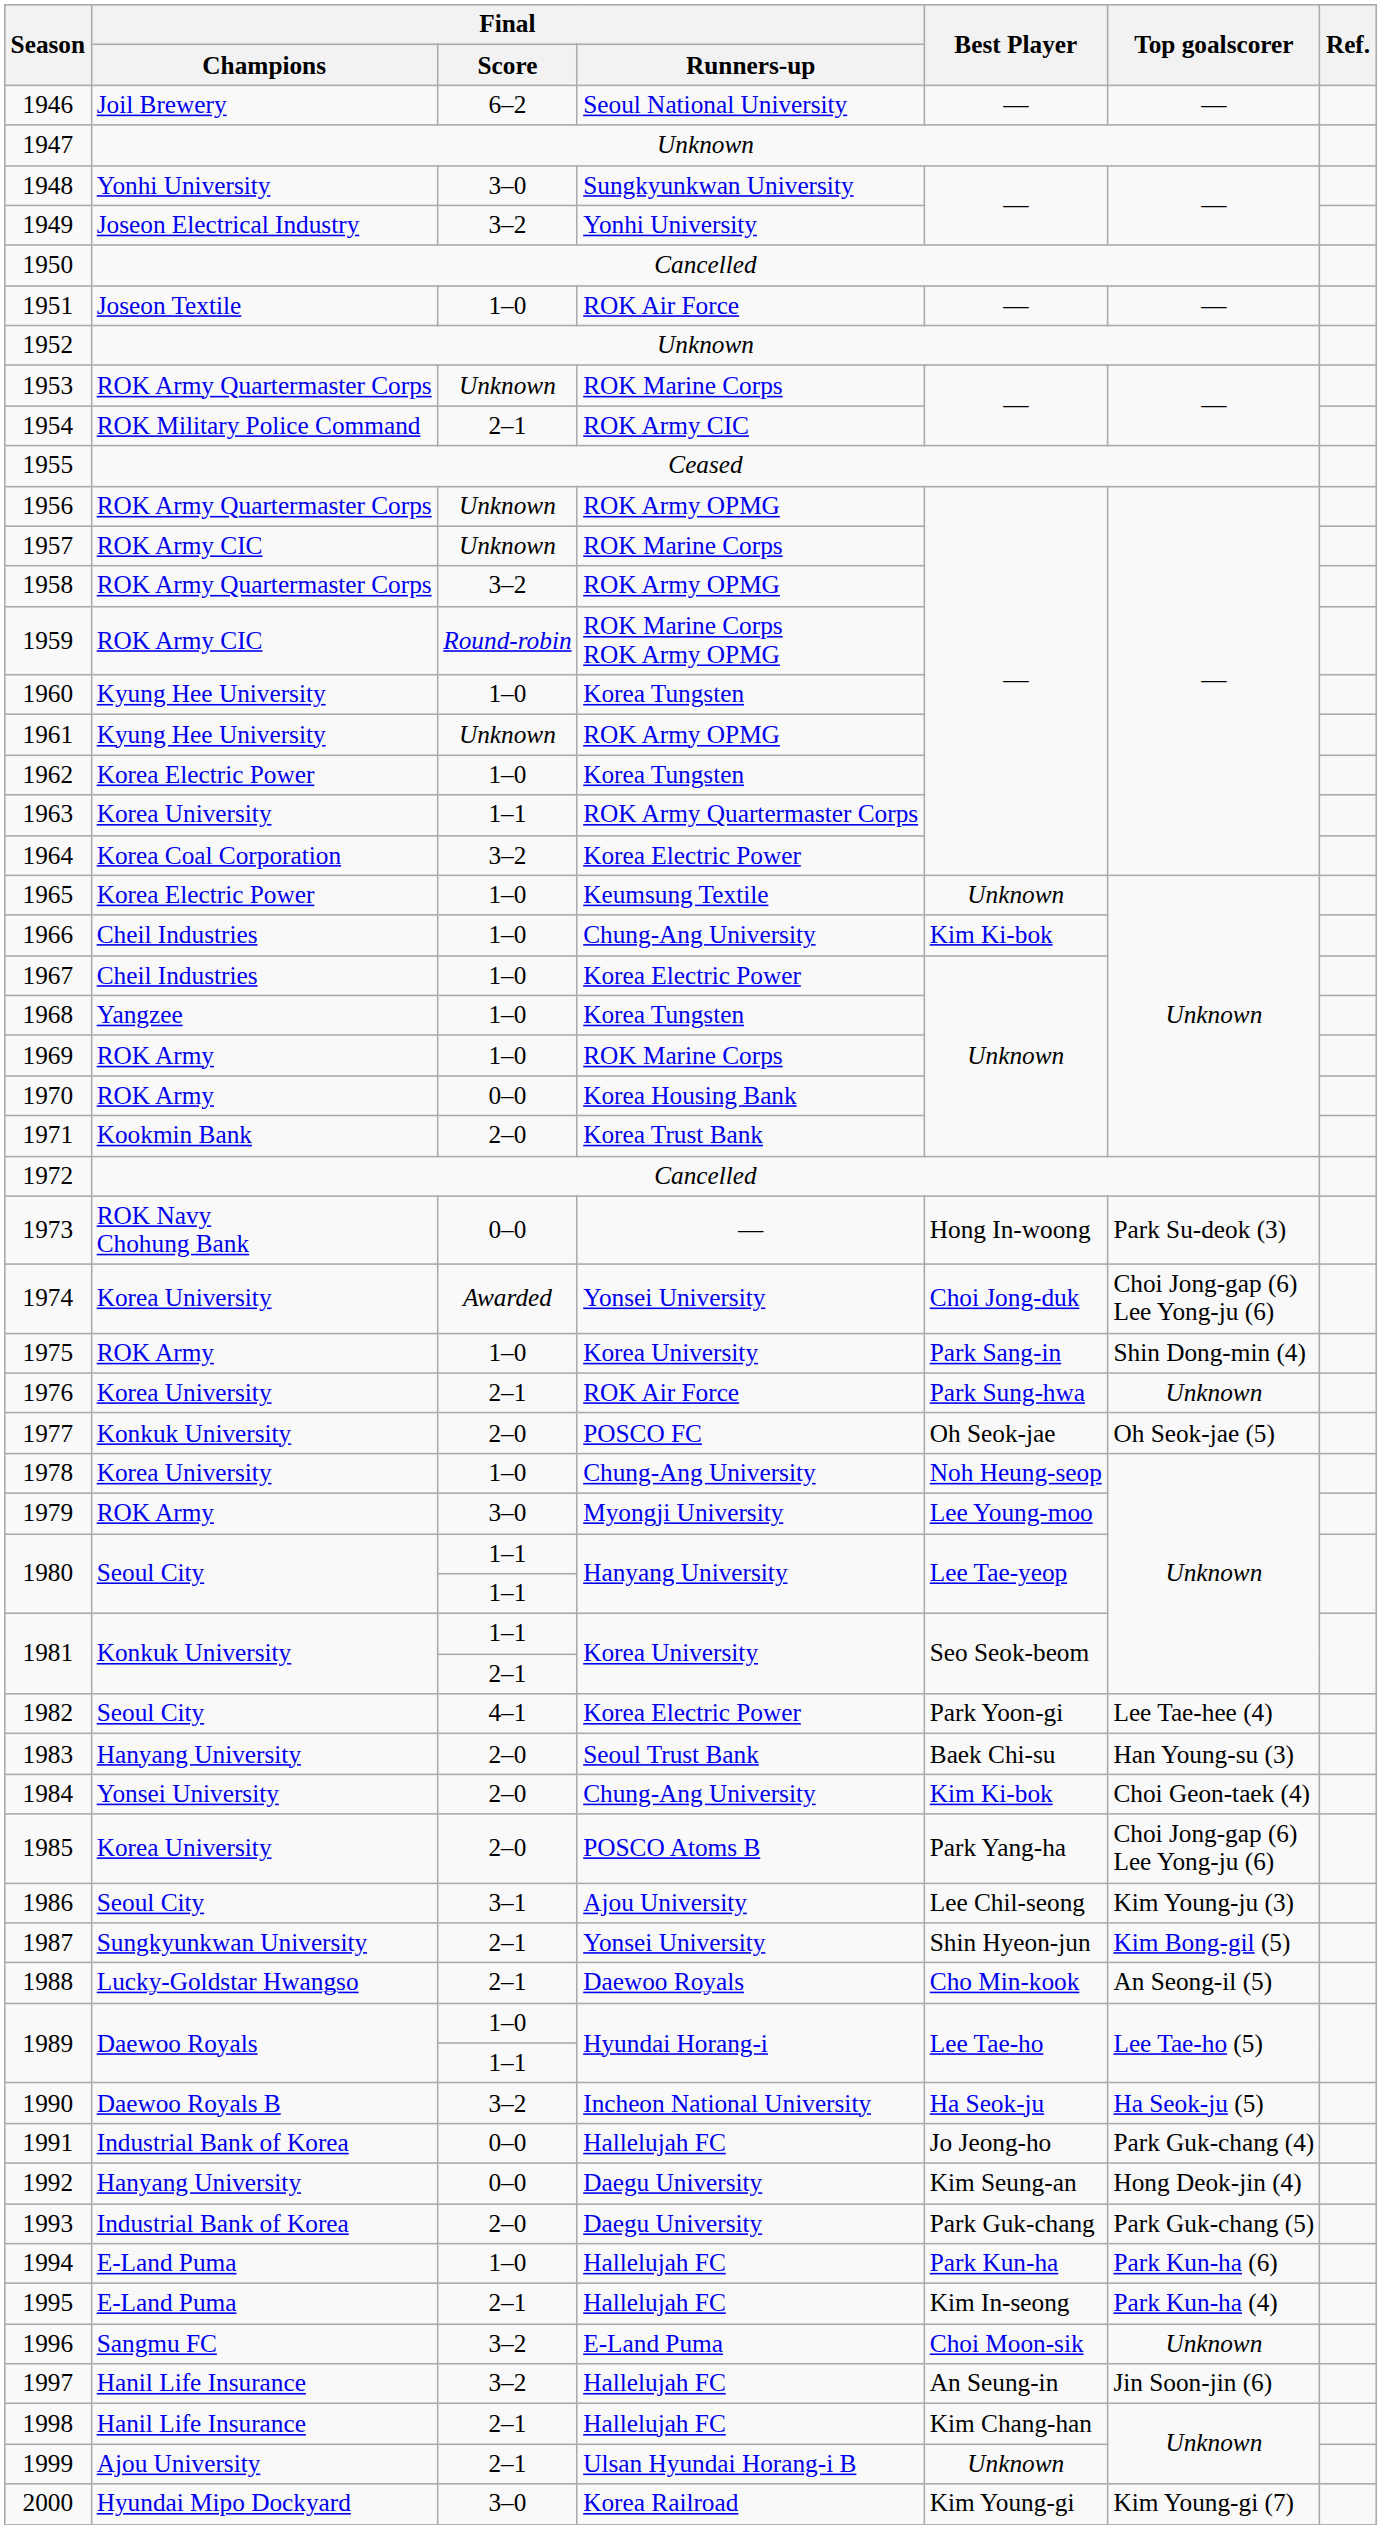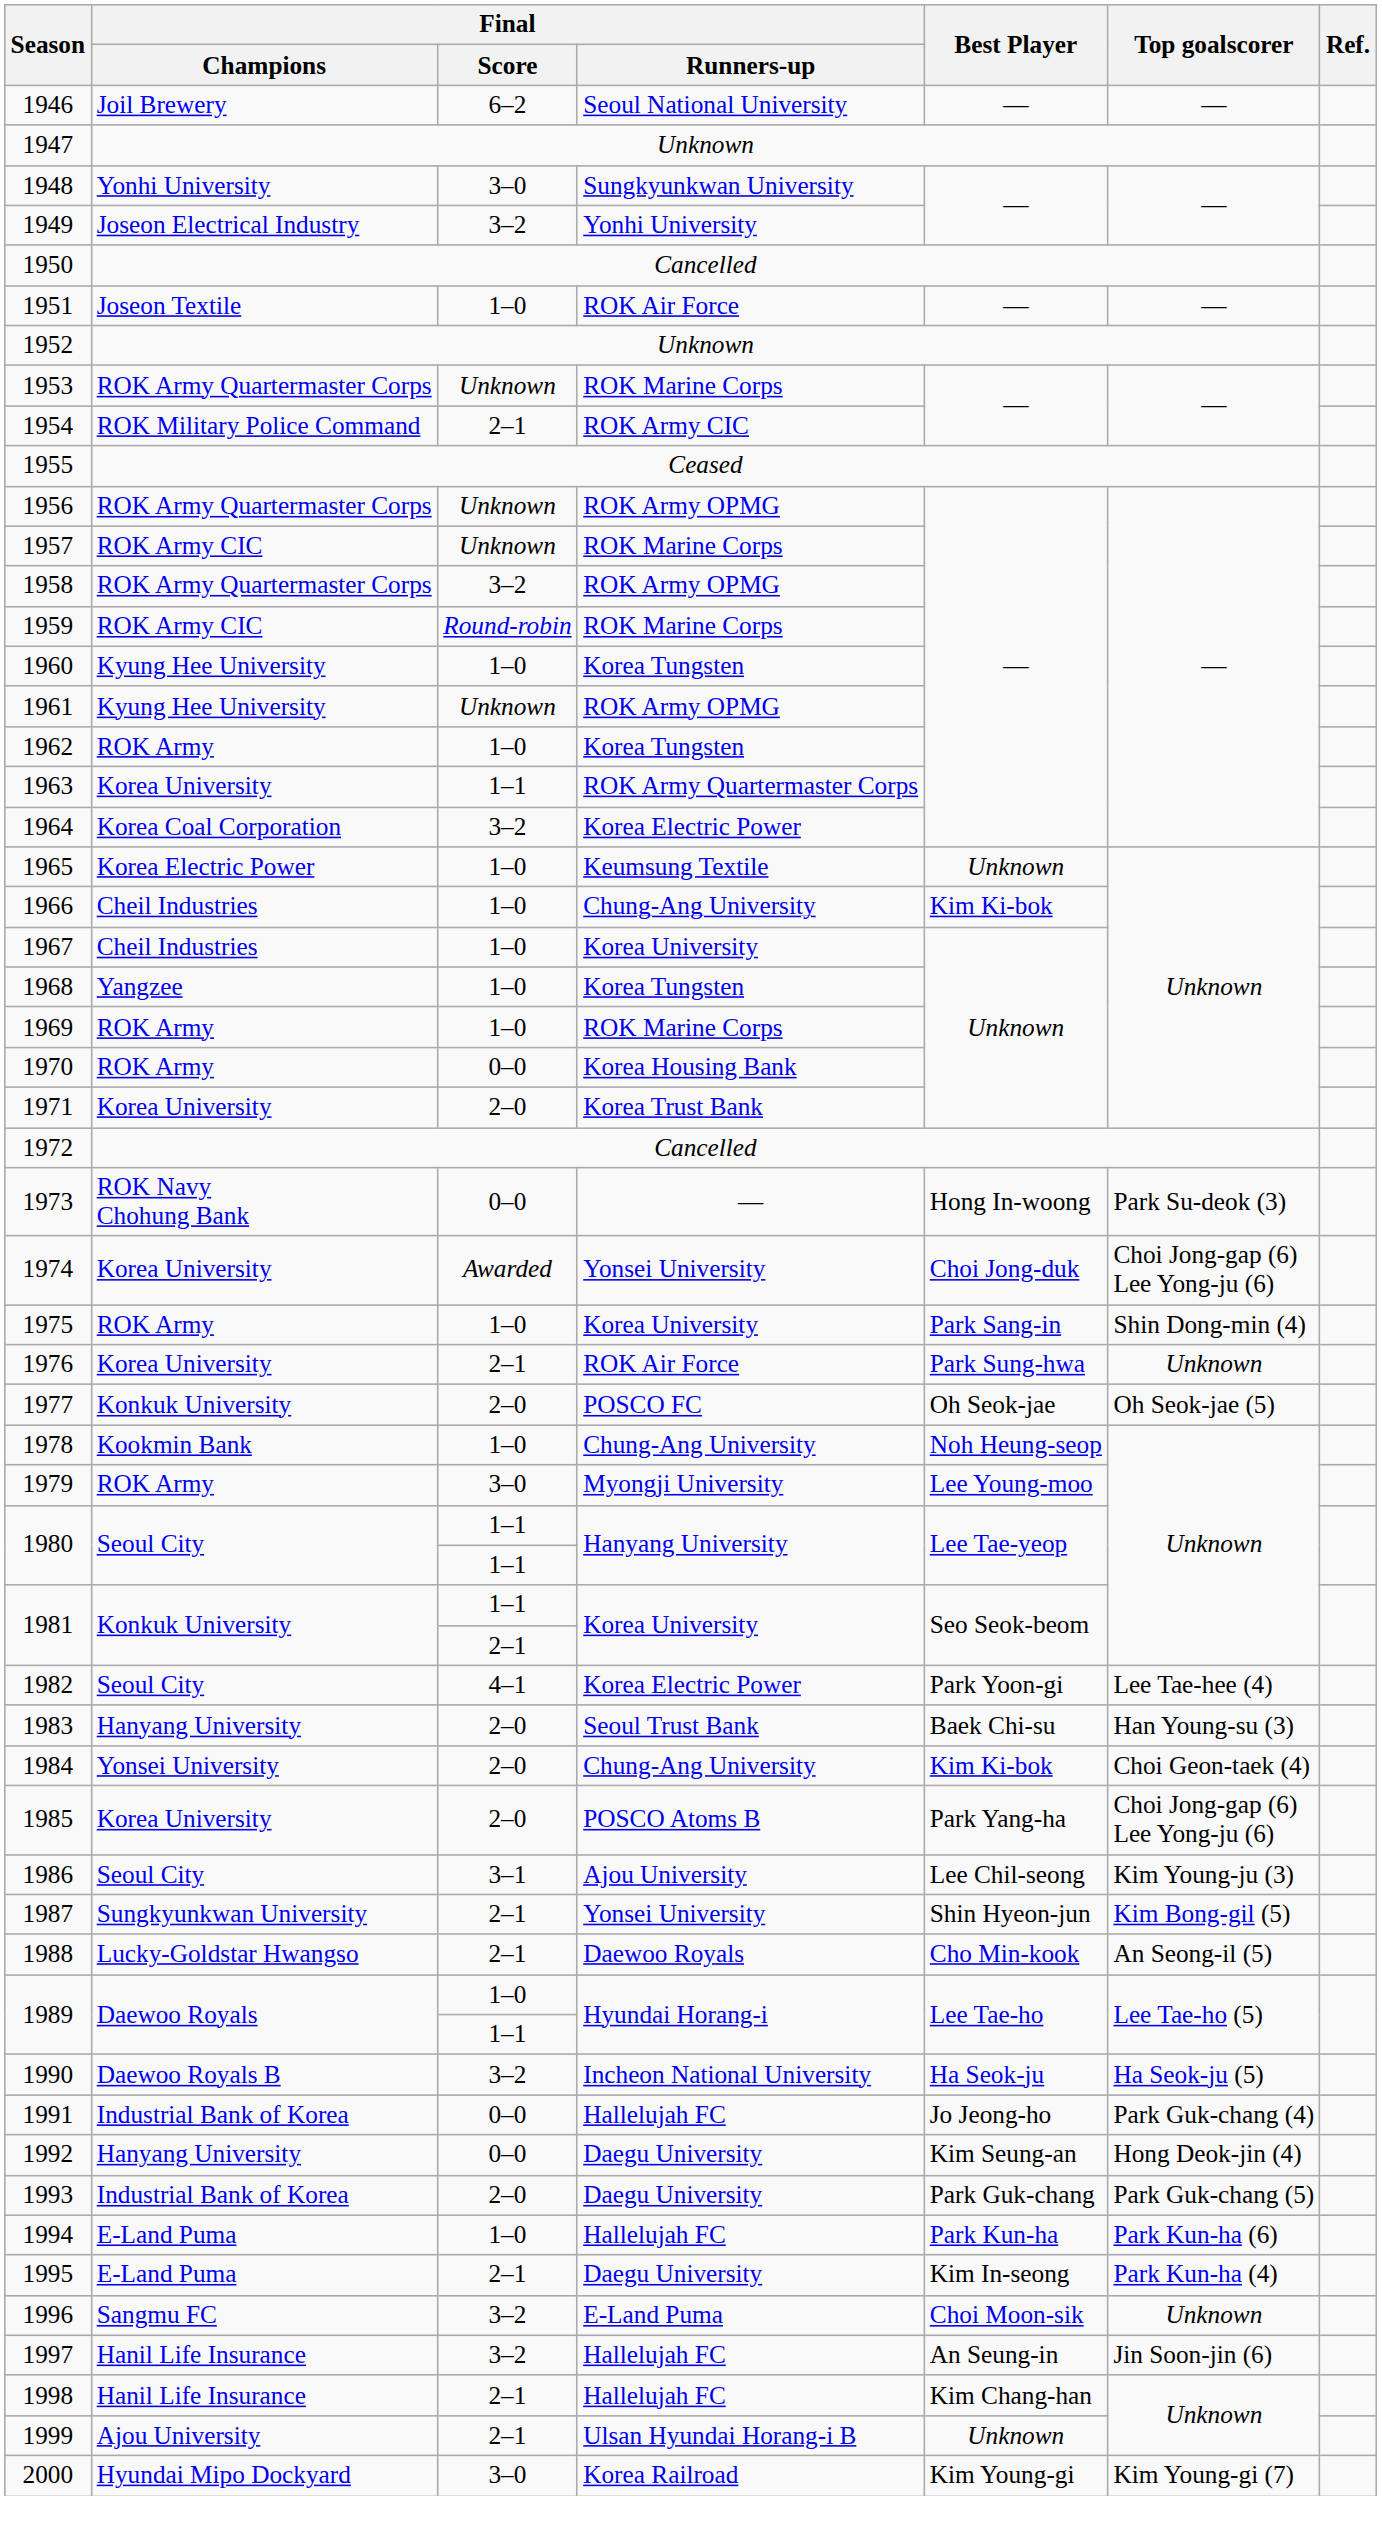(683, 640) ROK Marine Corps ROK Army OPMG -> (683, 625) ROK Marine Corps
(206, 774) Korea Electric Power -> (155, 746) ROK Army
(692, 975) Korea Electric Power -> (671, 946) Korea University
(174, 1135) Kookmin Bank -> (184, 1107) Korea University
(184, 1473) Korea University -> (174, 1444) Kookmin Bank
(654, 2303) Hallelujah FC -> (673, 2274) Daegu University
